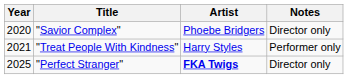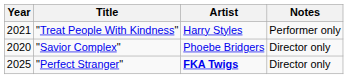rows swapped: (78, 30) <-> (107, 47)
